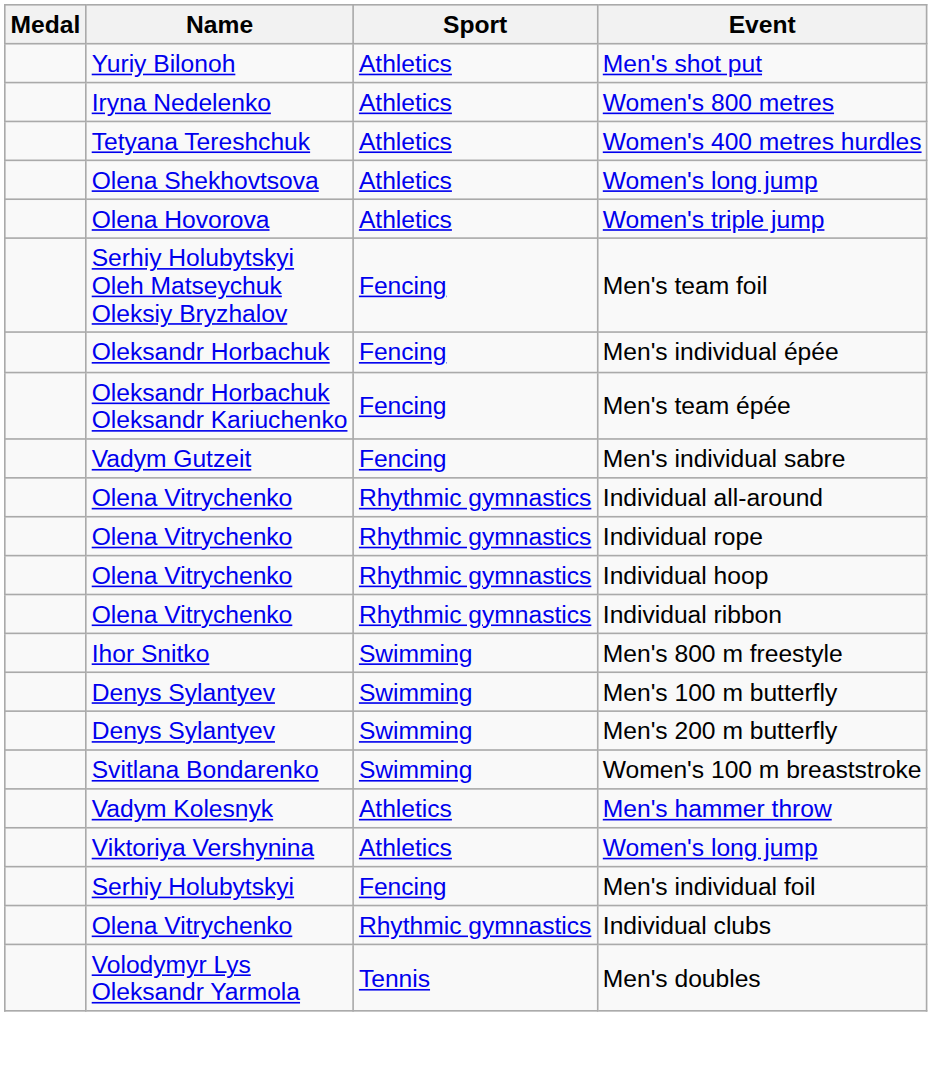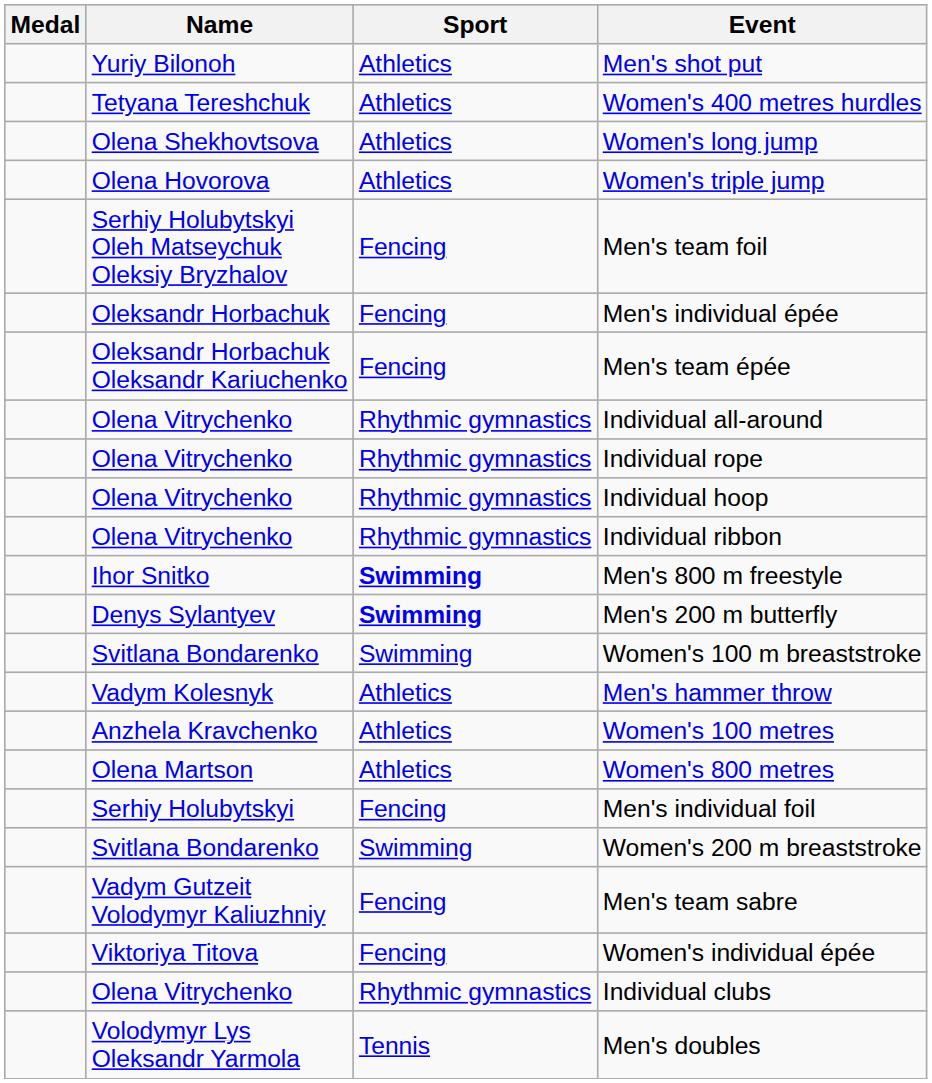- row: (181, 102)
- row: (171, 458)
(416, 653) normal -> (420, 575) bold
- row: (183, 692)
(416, 731) normal -> (420, 614) bold
+ row: (205, 731)
+ row: (172, 770)
- row: (203, 848)
+ row: (205, 848)
+ row: (209, 901)
+ row: (175, 953)
